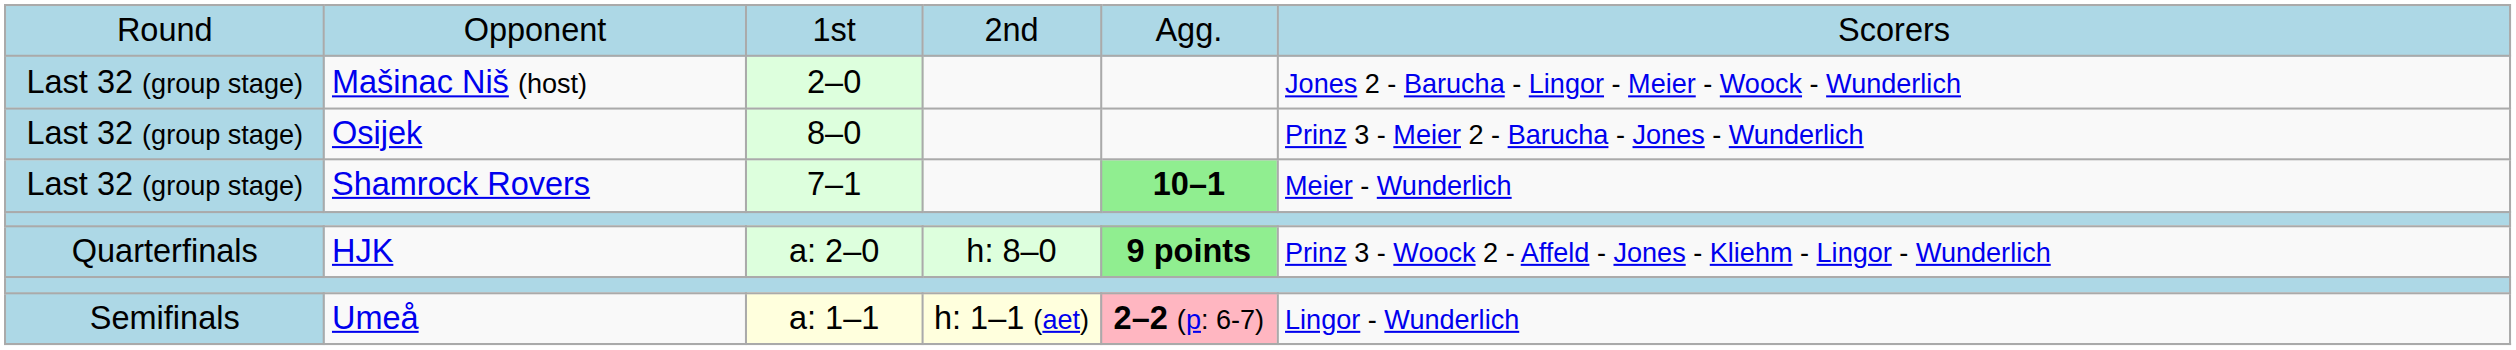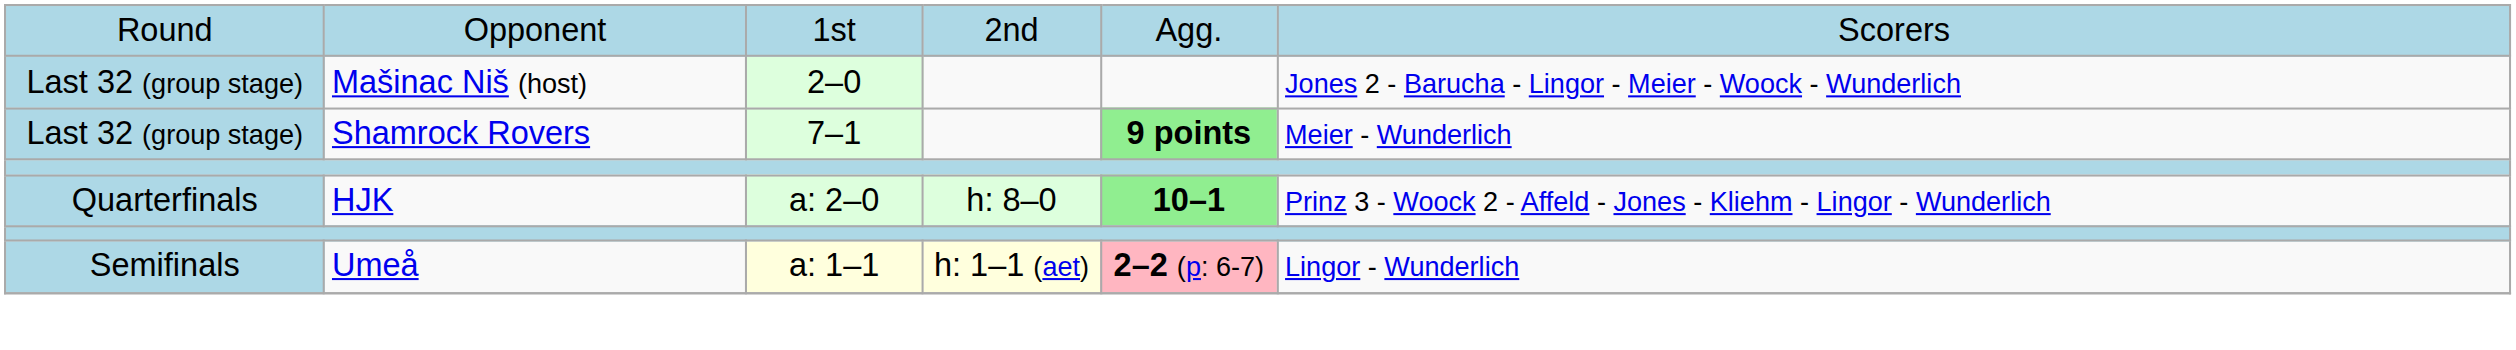- row: (377, 133)
(1189, 184) 10–1 -> (1189, 133) 9 points
(1189, 251) 9 points -> (1189, 199) 10–1
